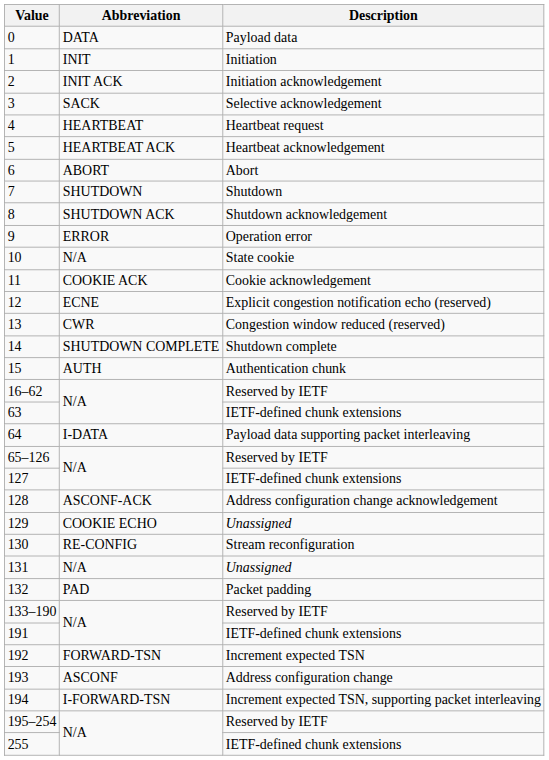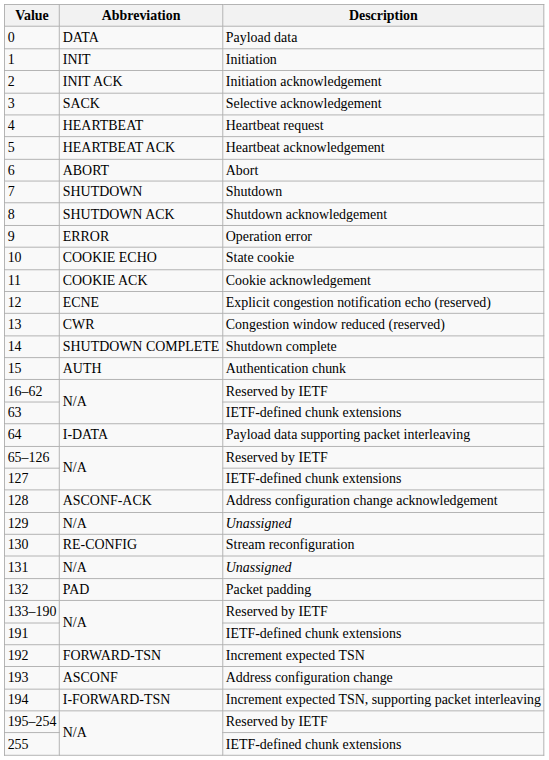(75, 258) N/A -> (110, 258) COOKIE ECHO
(110, 523) COOKIE ECHO -> (75, 523) N/A
